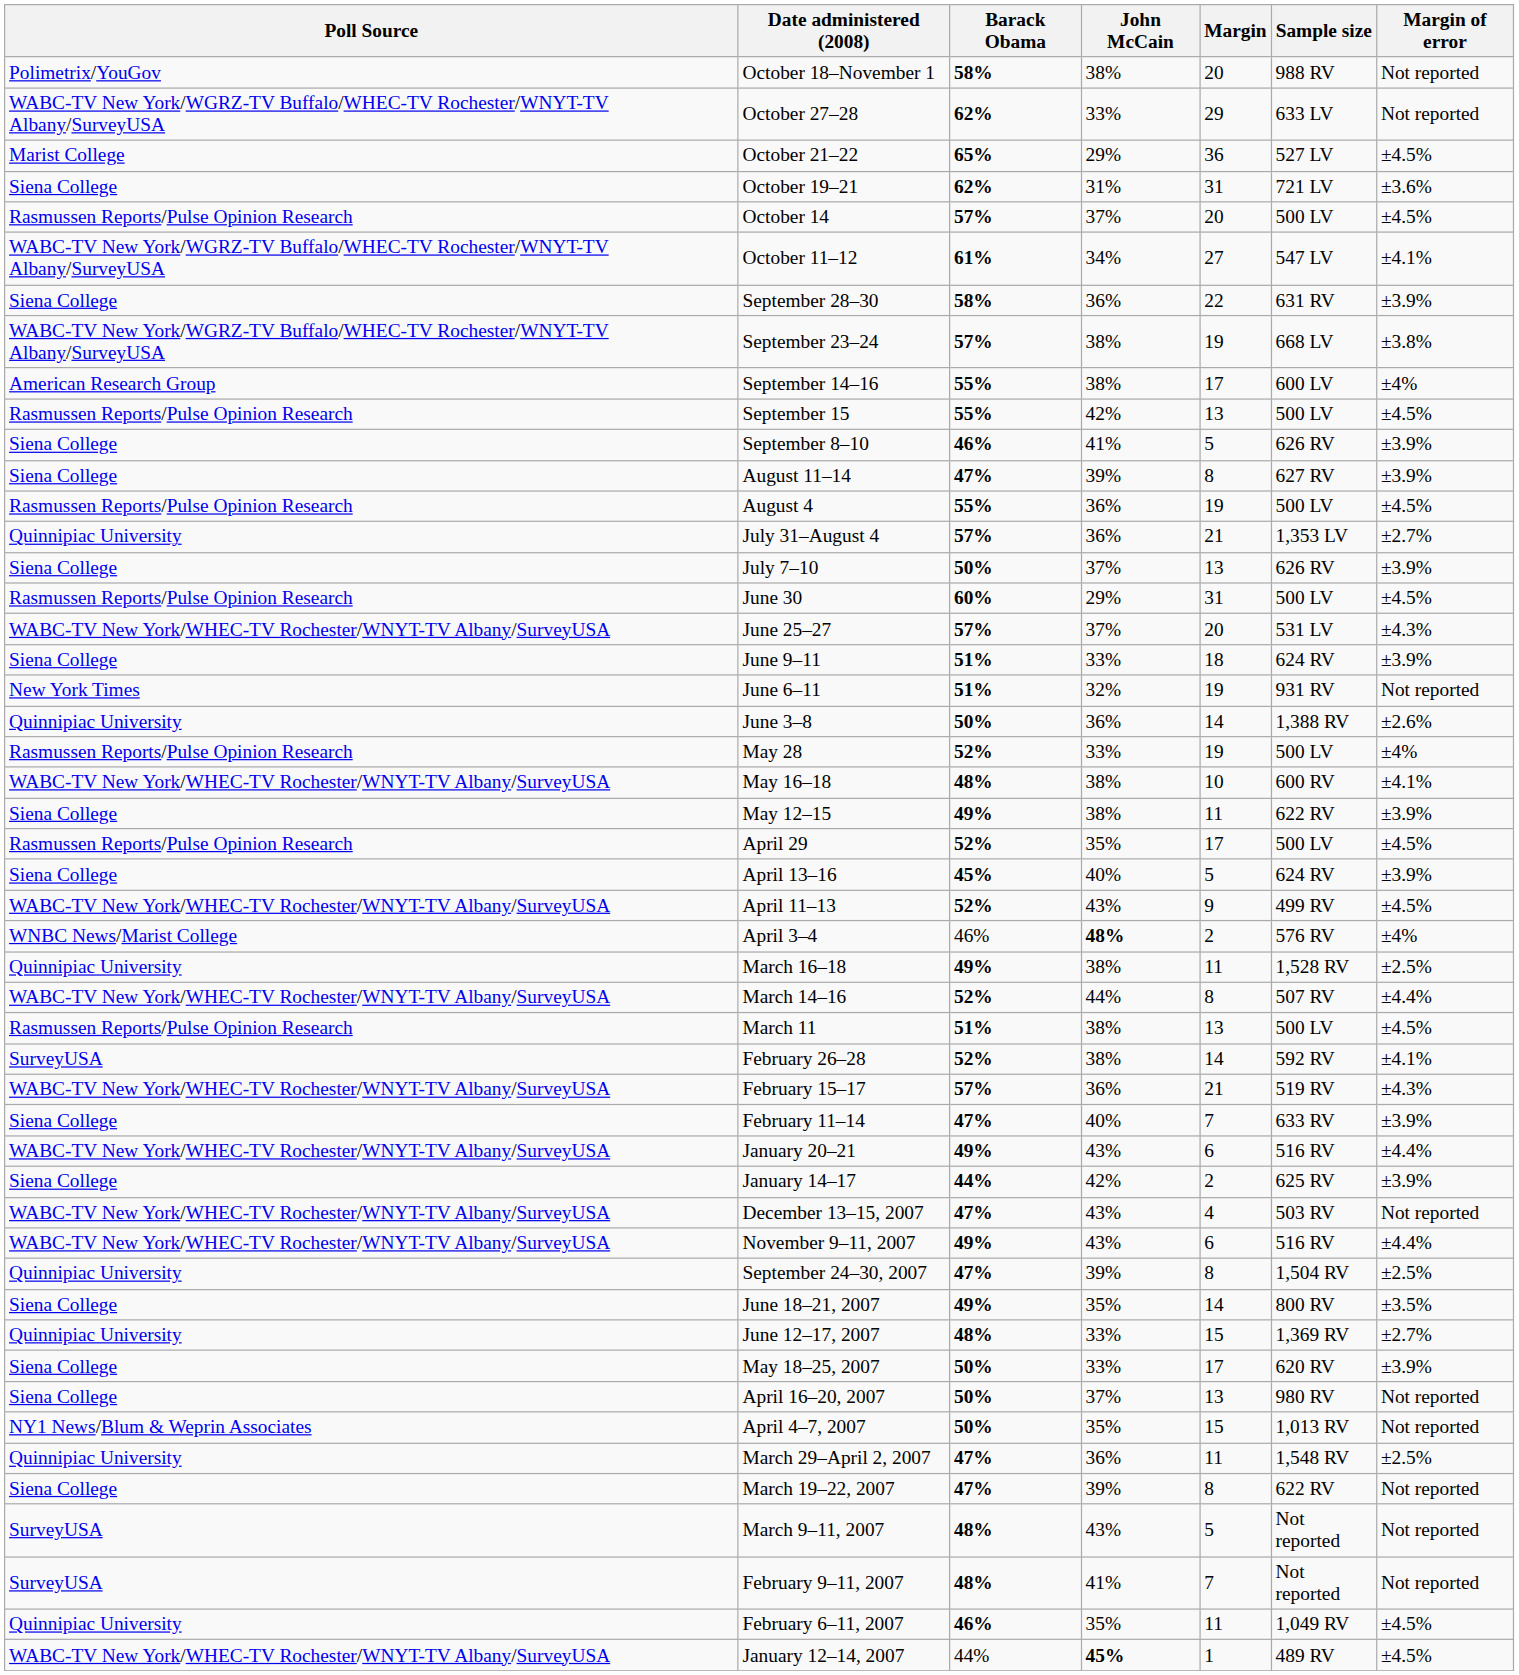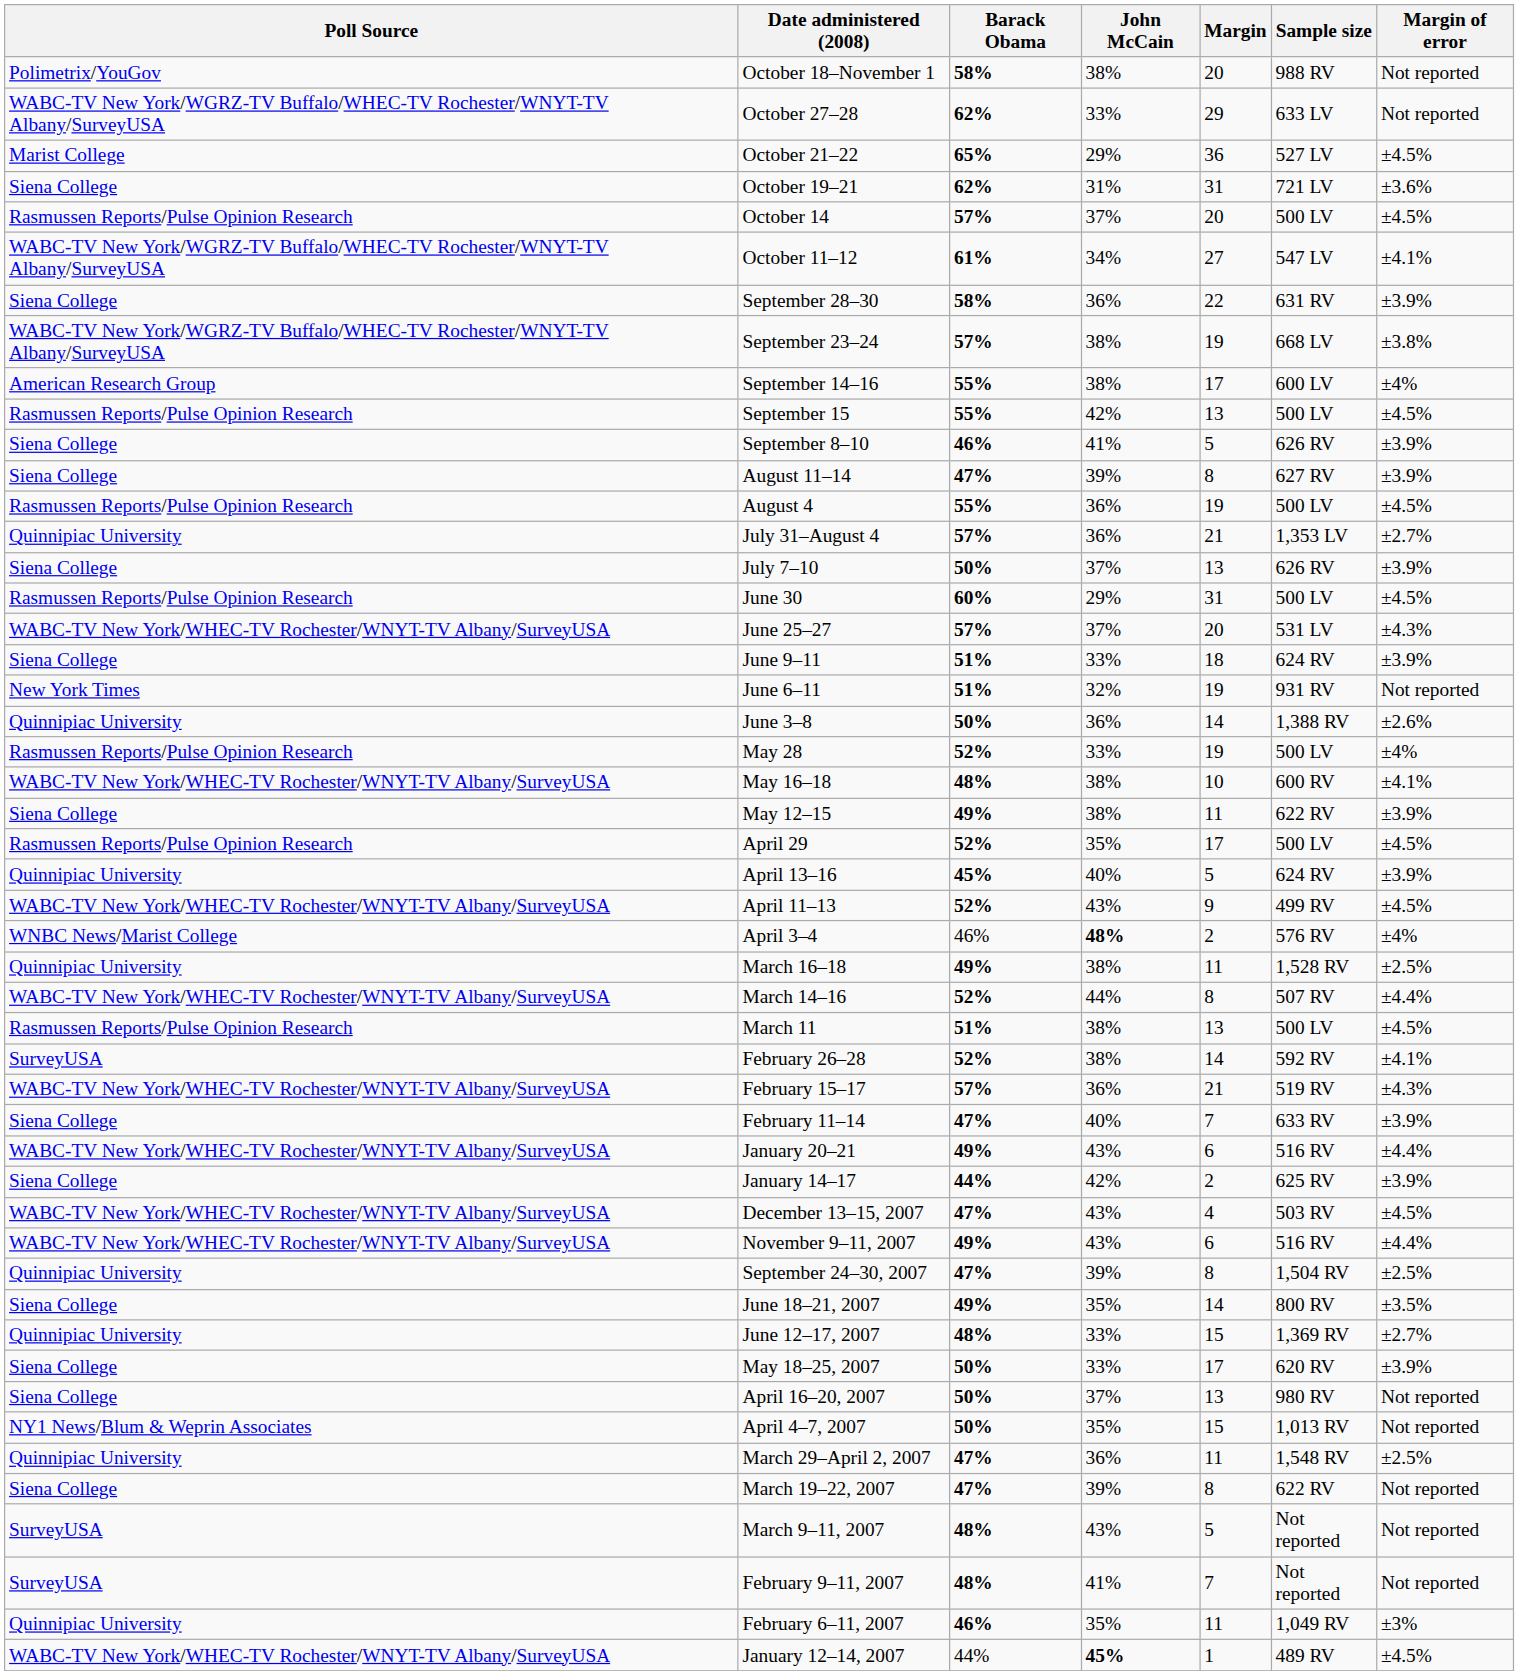(63, 874) Siena College -> (95, 874) Quinnipiac University
(1430, 1212) Not reported -> (1406, 1212) ±4.5%
(1406, 1624) ±4.5% -> (1399, 1624) ±3%
